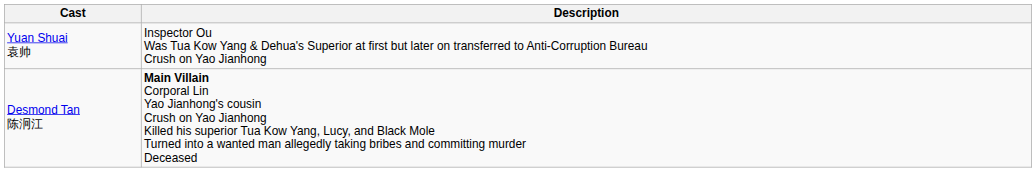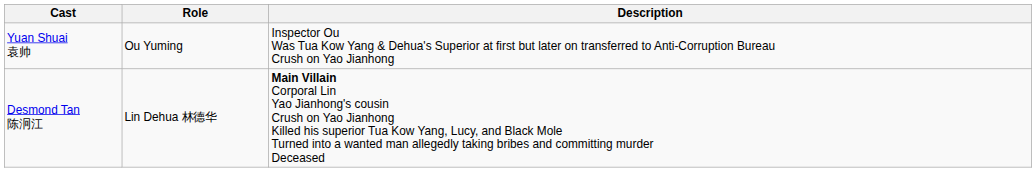+ column: (195, 13)
